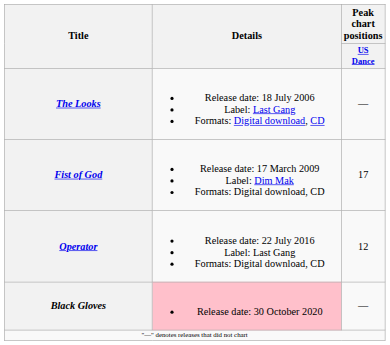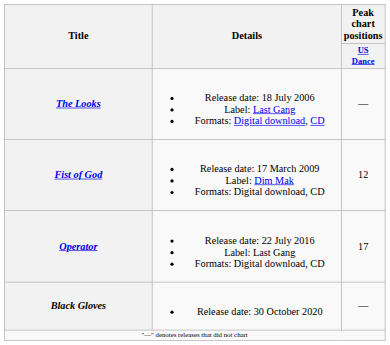(363, 175) 17 -> (363, 175) 12
(363, 246) 12 -> (363, 246) 17
(247, 312) pink background -> (247, 312) no background
